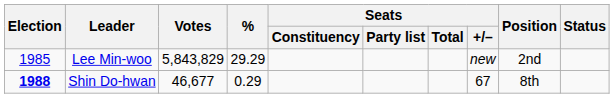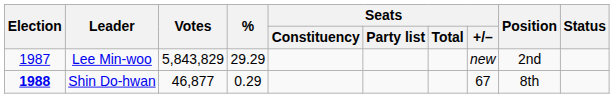(35, 59) 1985 -> (35, 59) 1987
(193, 81) 46,677 -> (193, 81) 46,877
